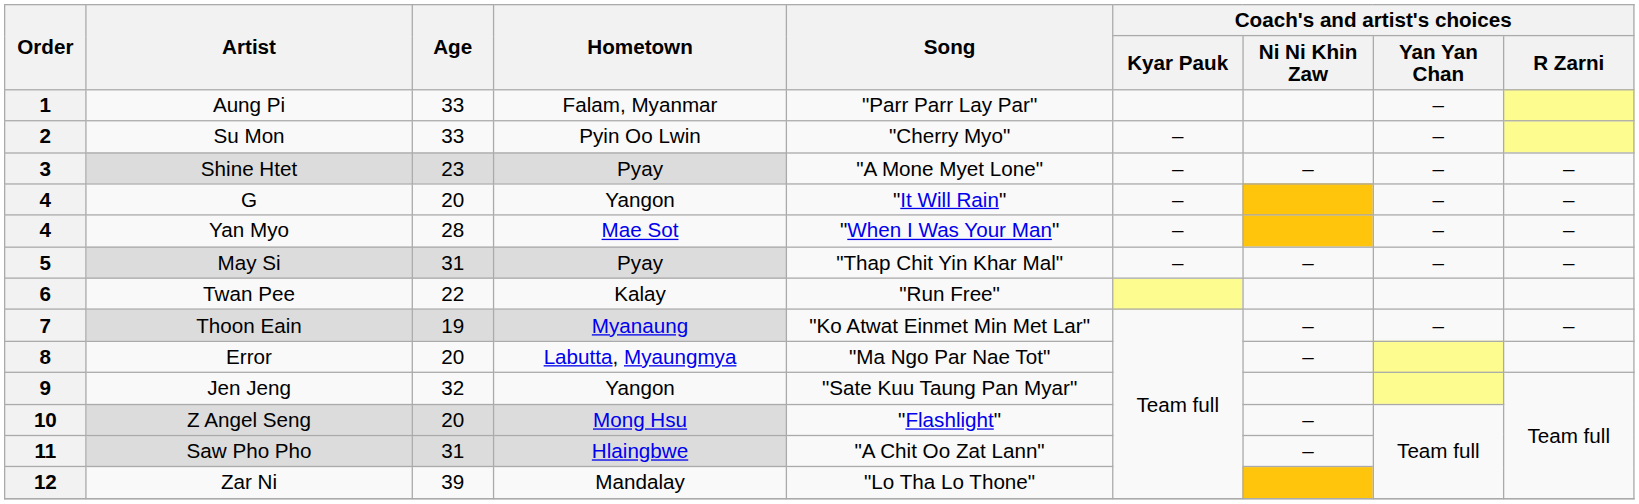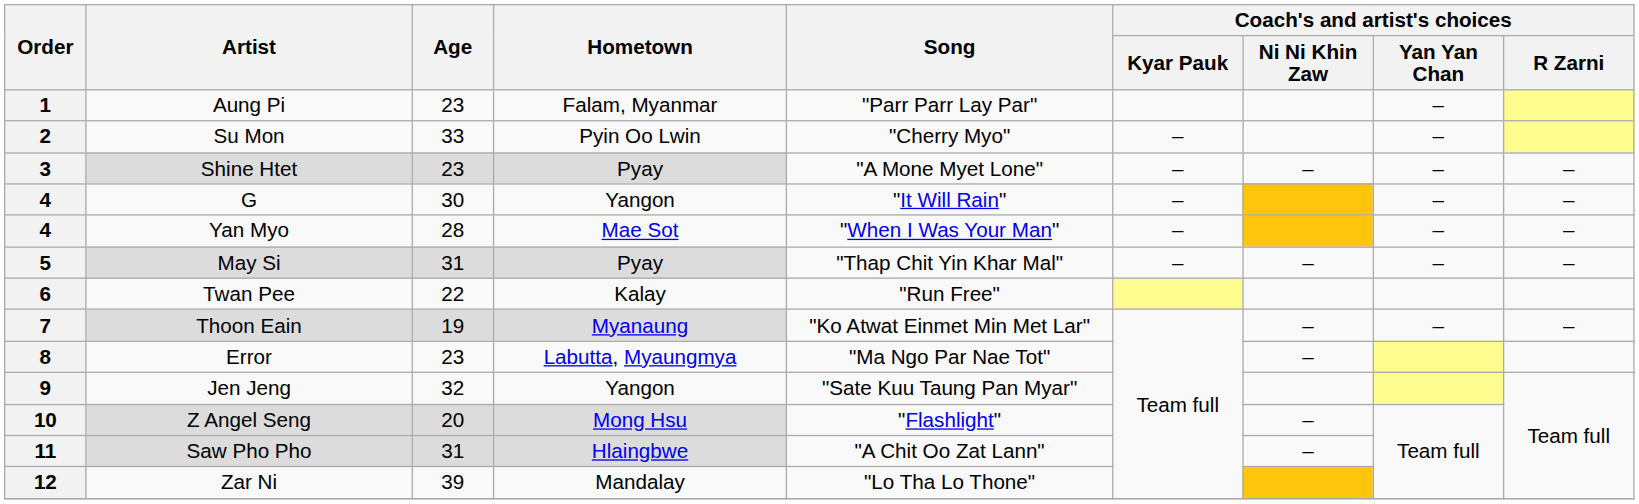(453, 105) 33 -> (453, 105) 23
(453, 200) 20 -> (453, 200) 30
(453, 357) 20 -> (453, 357) 23
